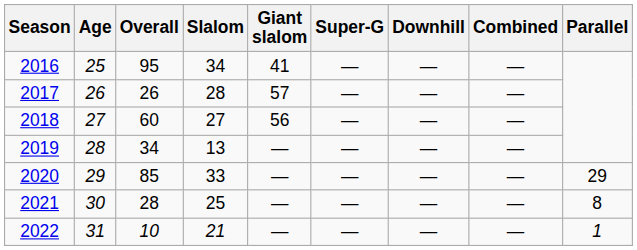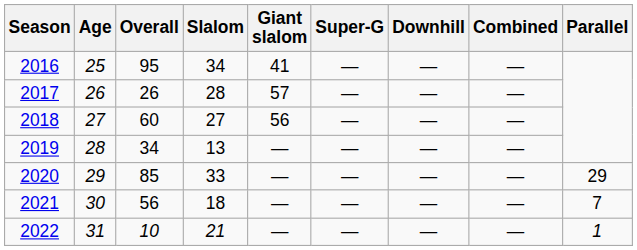(149, 203) 28 -> (149, 203) 56
(215, 203) 25 -> (215, 203) 18
(597, 203) 8 -> (597, 203) 7
